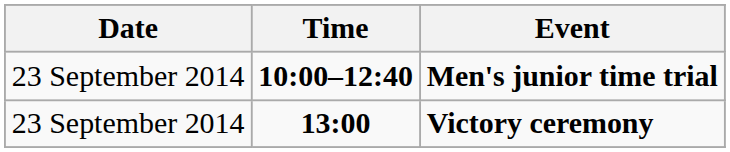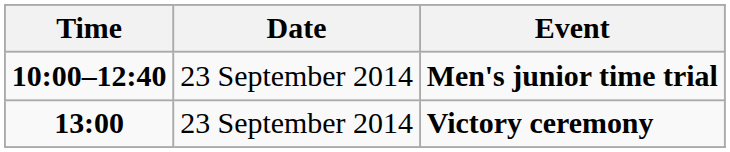columns swapped: (128, 28) <-> (336, 28)
